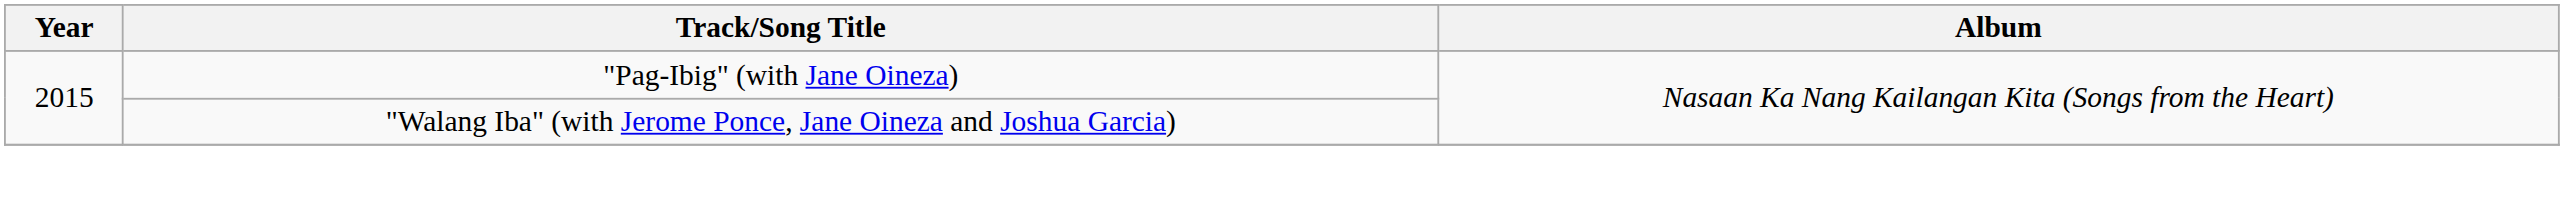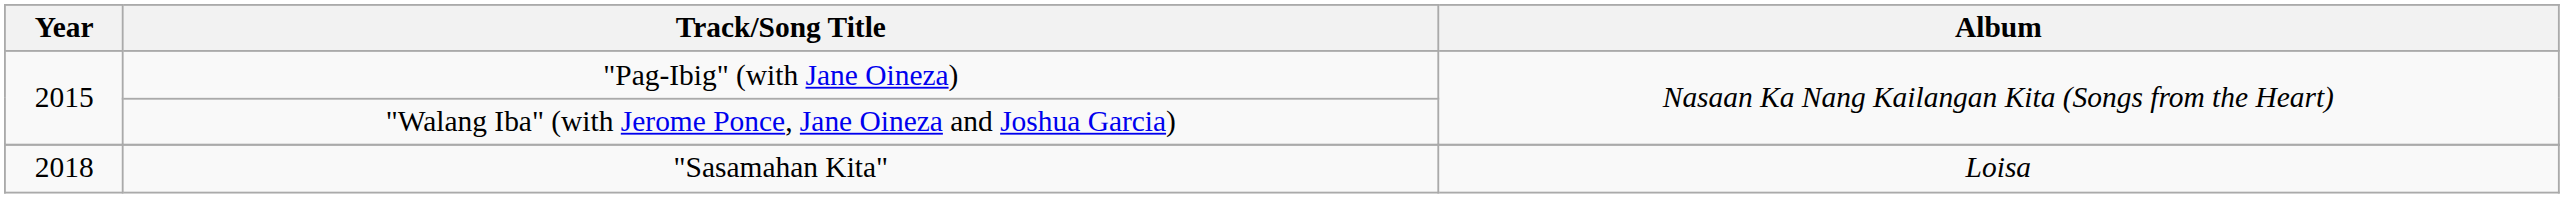+ row: (781, 167)
